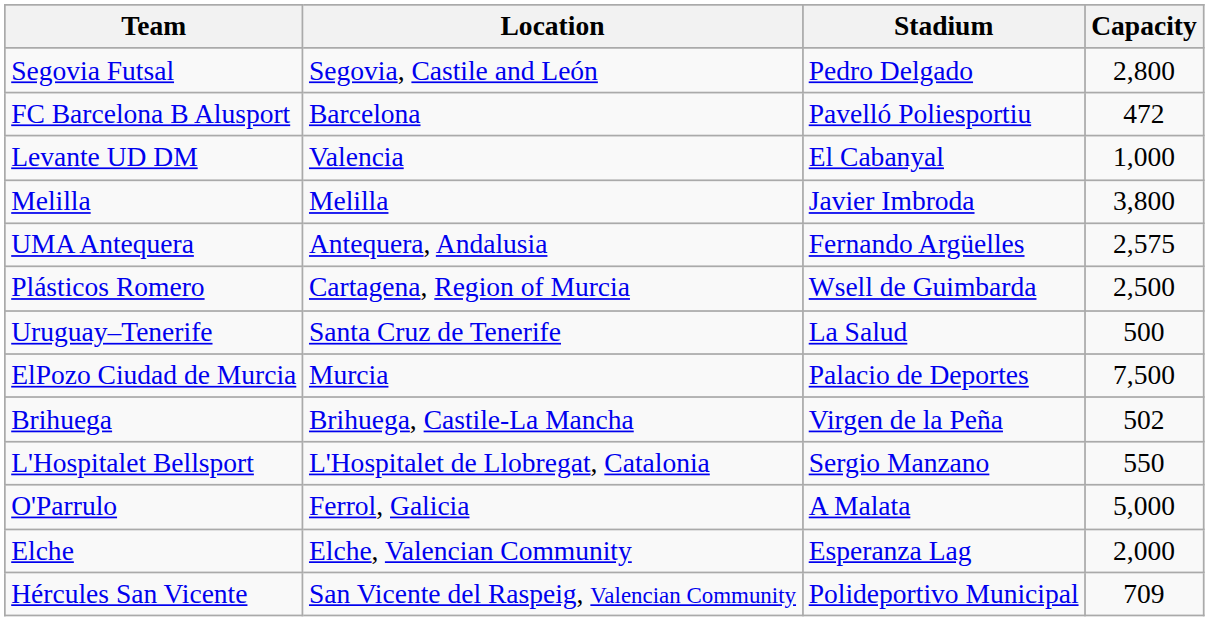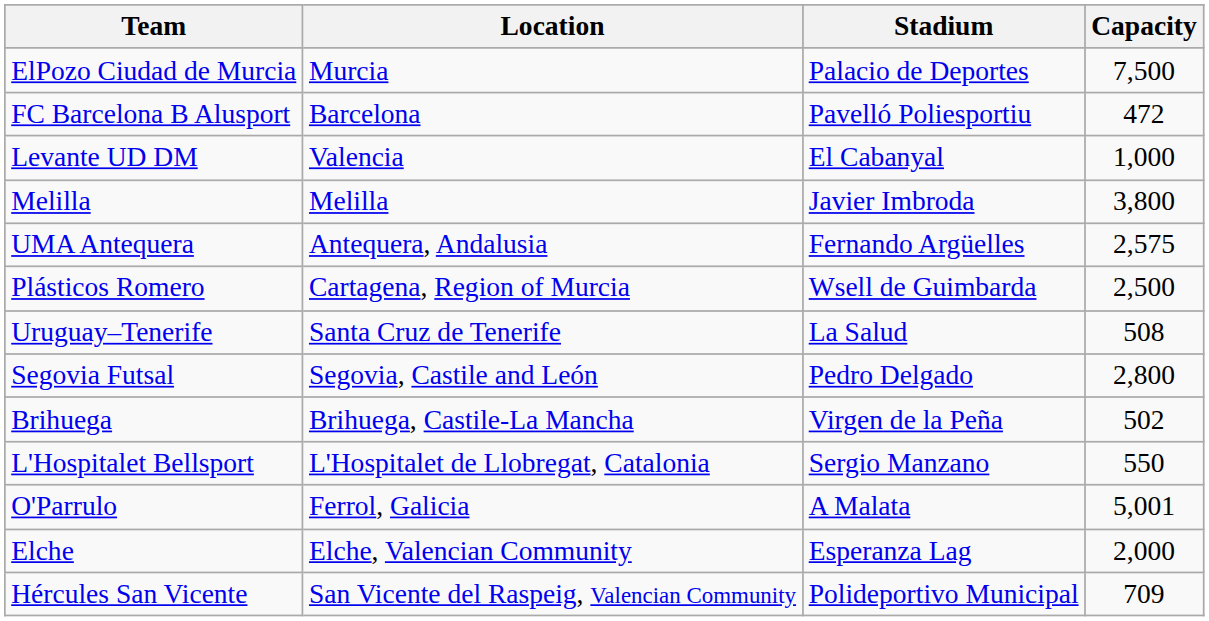rows swapped: (154, 375) <-> (93, 69)
(1144, 331) 500 -> (1144, 331) 508
(1144, 506) 5,000 -> (1144, 506) 5,001
